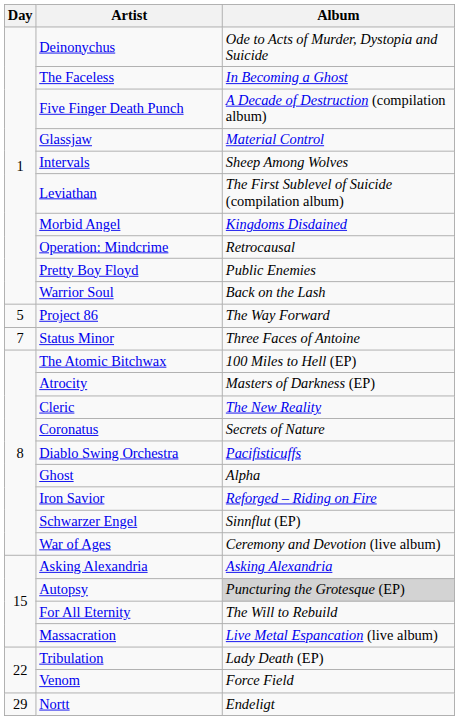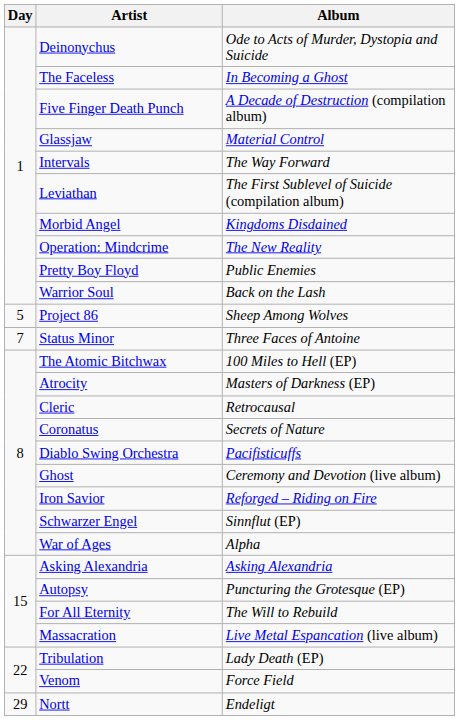(287, 162) Sheep Among Wolves -> (278, 162) The Way Forward
(260, 247) Retrocausal -> (273, 247) The New Reality
(278, 315) The Way Forward -> (287, 315) Sheep Among Wolves
(273, 407) The New Reality -> (260, 407) Retrocausal
(243, 475) Alpha -> (333, 475) Ceremony and Devotion (live album)
(333, 544) Ceremony and Devotion (live album) -> (243, 544) Alpha
(315, 589) lightgrey background -> (315, 589) no background
